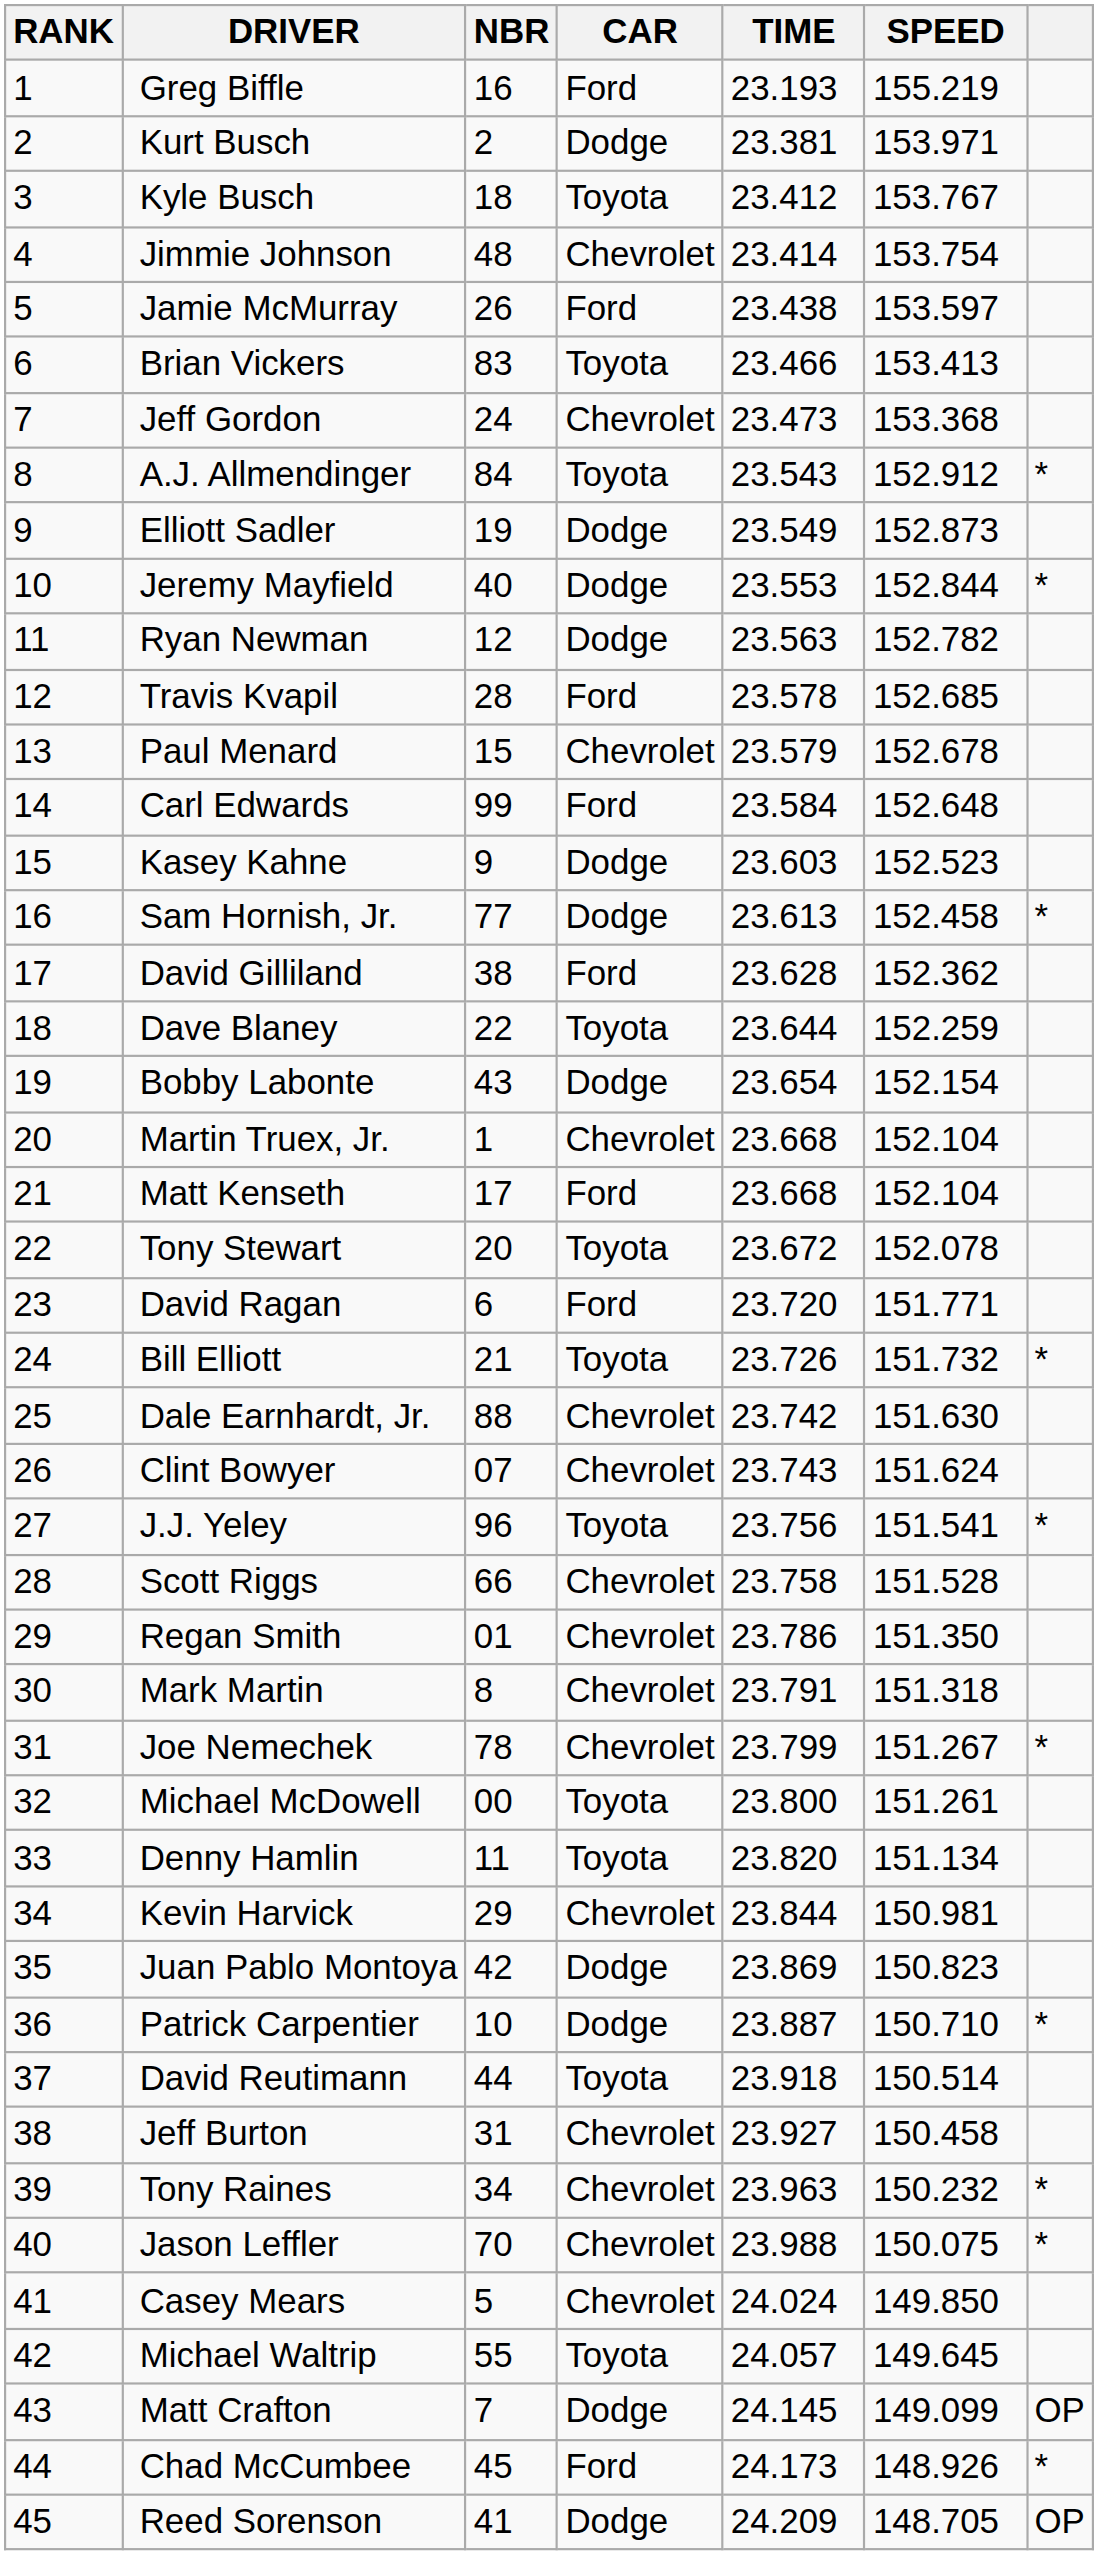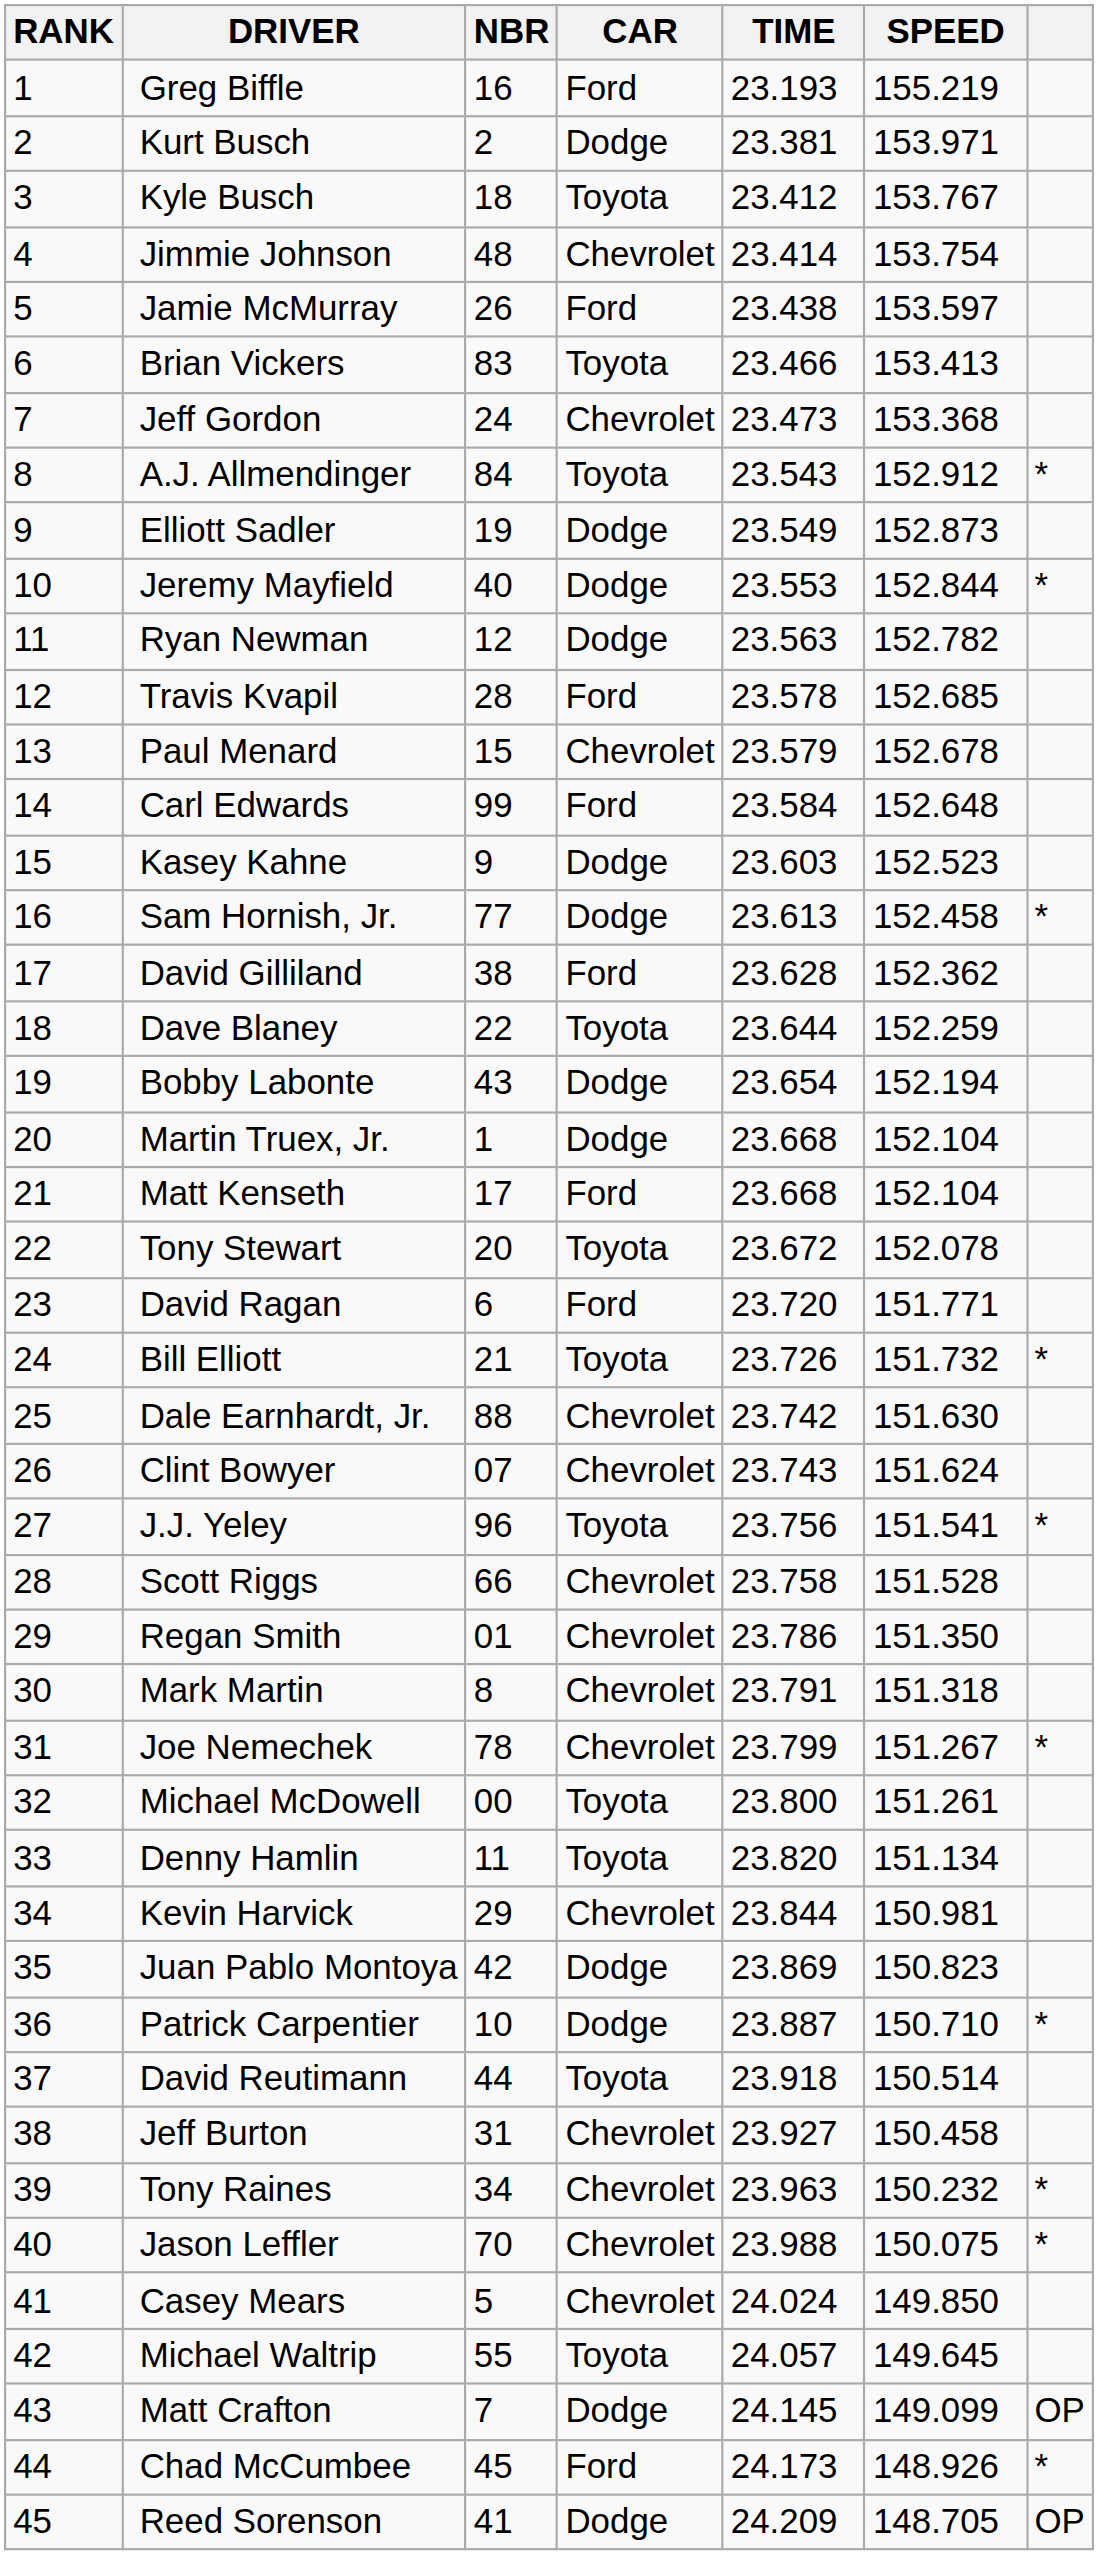(946, 1083) 152.154 -> (946, 1083) 152.194
(640, 1138) Chevrolet -> (617, 1138) Dodge
